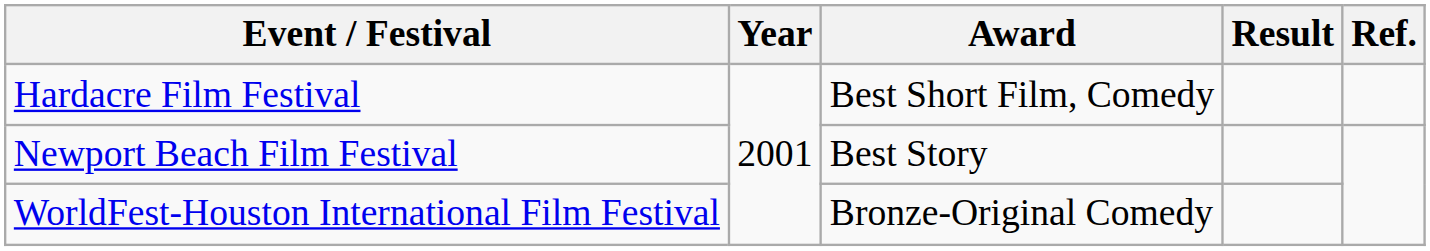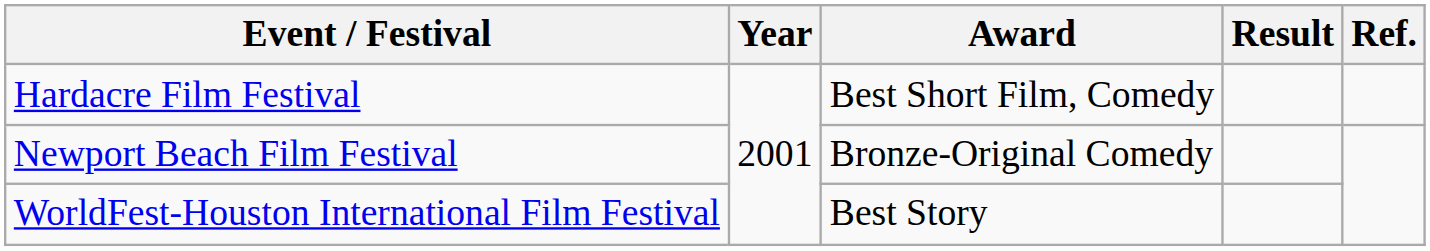(909, 153) Best Story -> (1021, 153) Bronze-Original Comedy
(1021, 213) Bronze-Original Comedy -> (909, 213) Best Story
